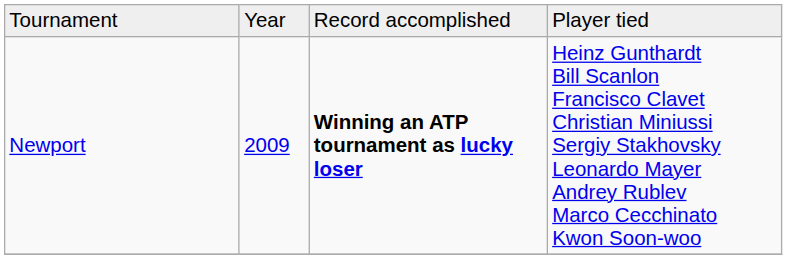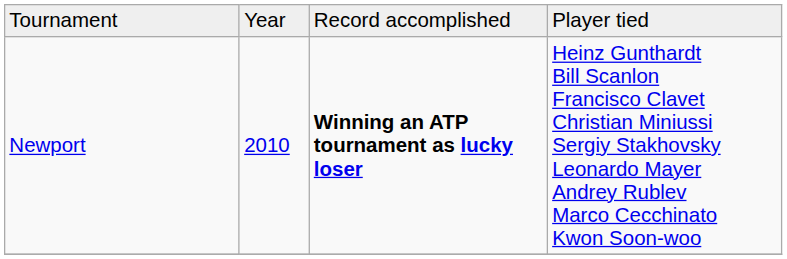(267, 145) 2009 -> (267, 145) 2010
